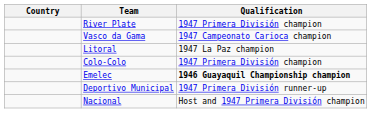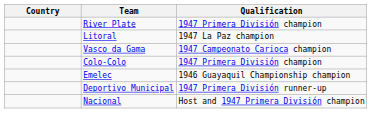rows swapped: (100, 50) <-> (114, 37)
(264, 75) bold -> (264, 75) normal
